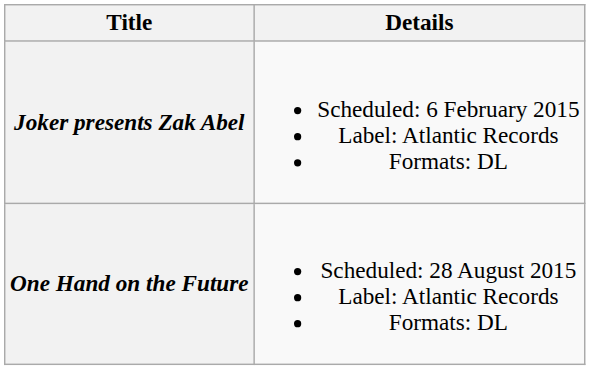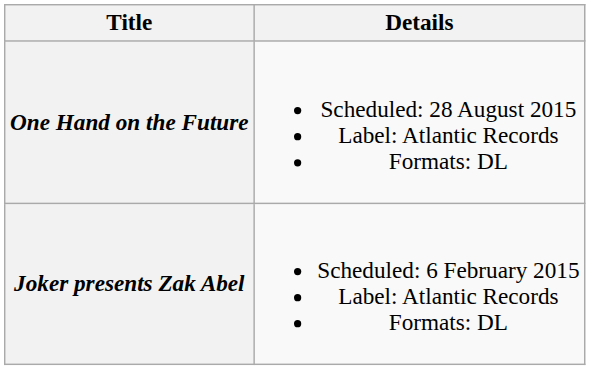rows swapped: (129, 122) <-> (129, 283)
